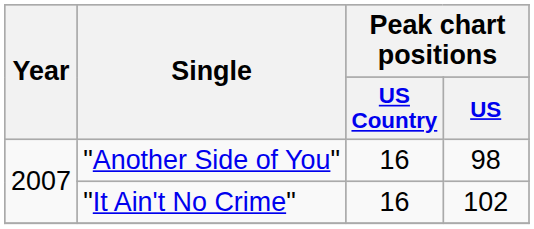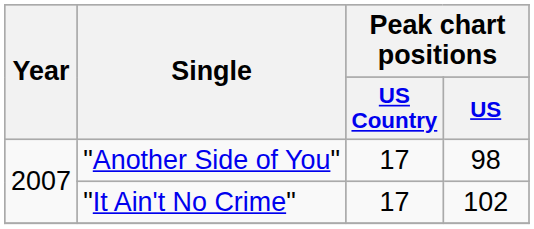(394, 159) 16 -> (394, 159) 17
(394, 202) 16 -> (394, 202) 17
